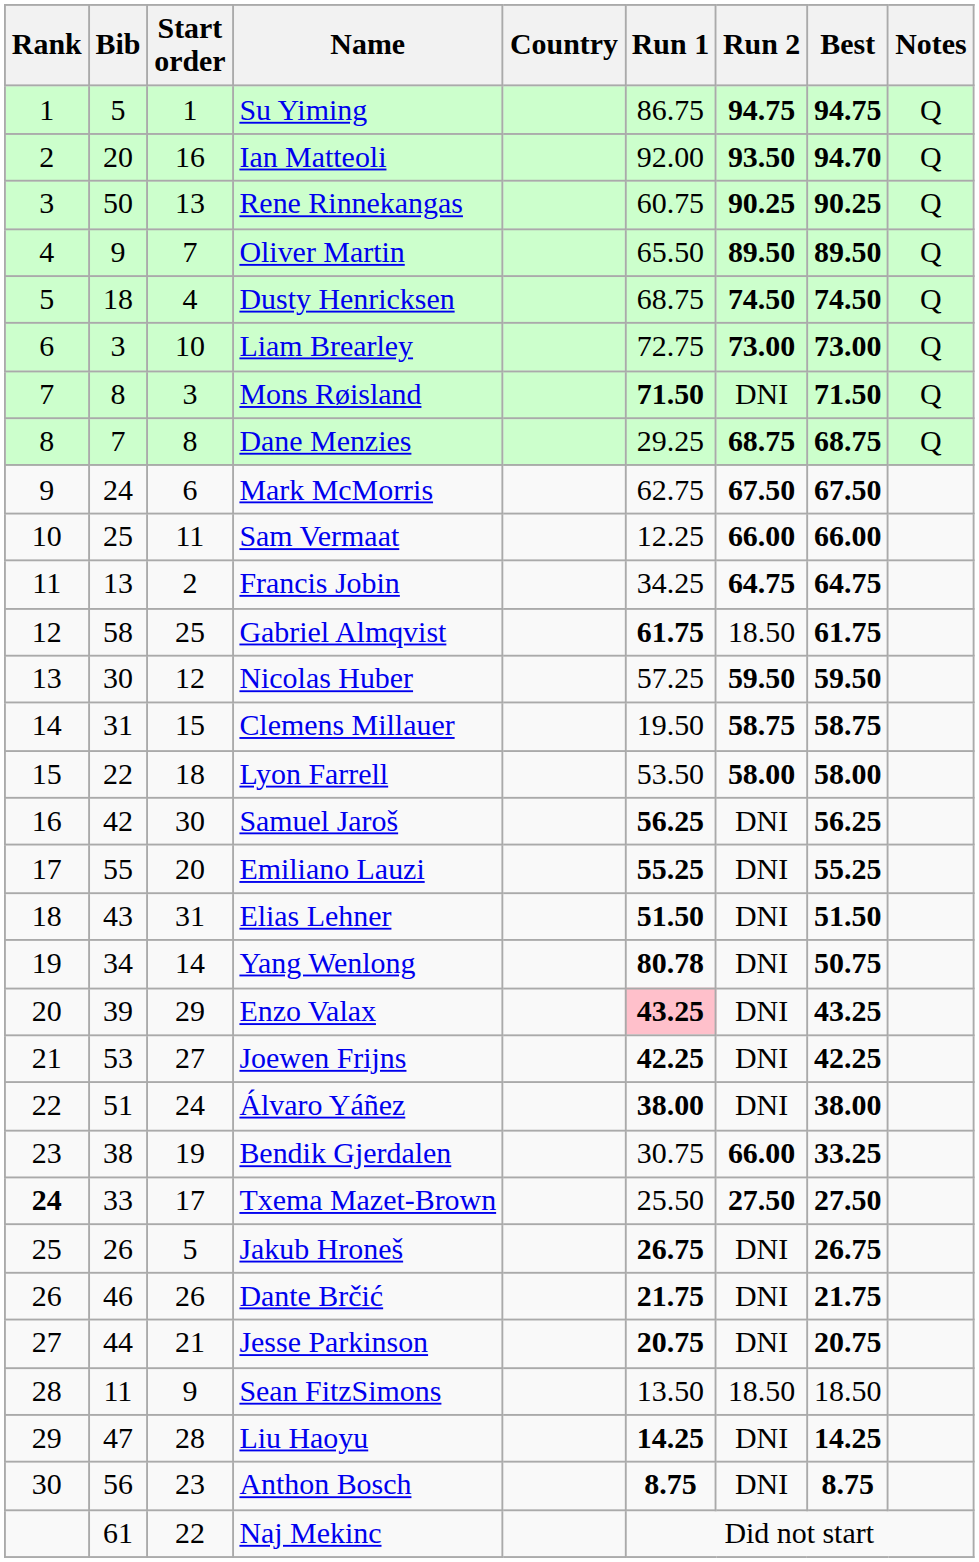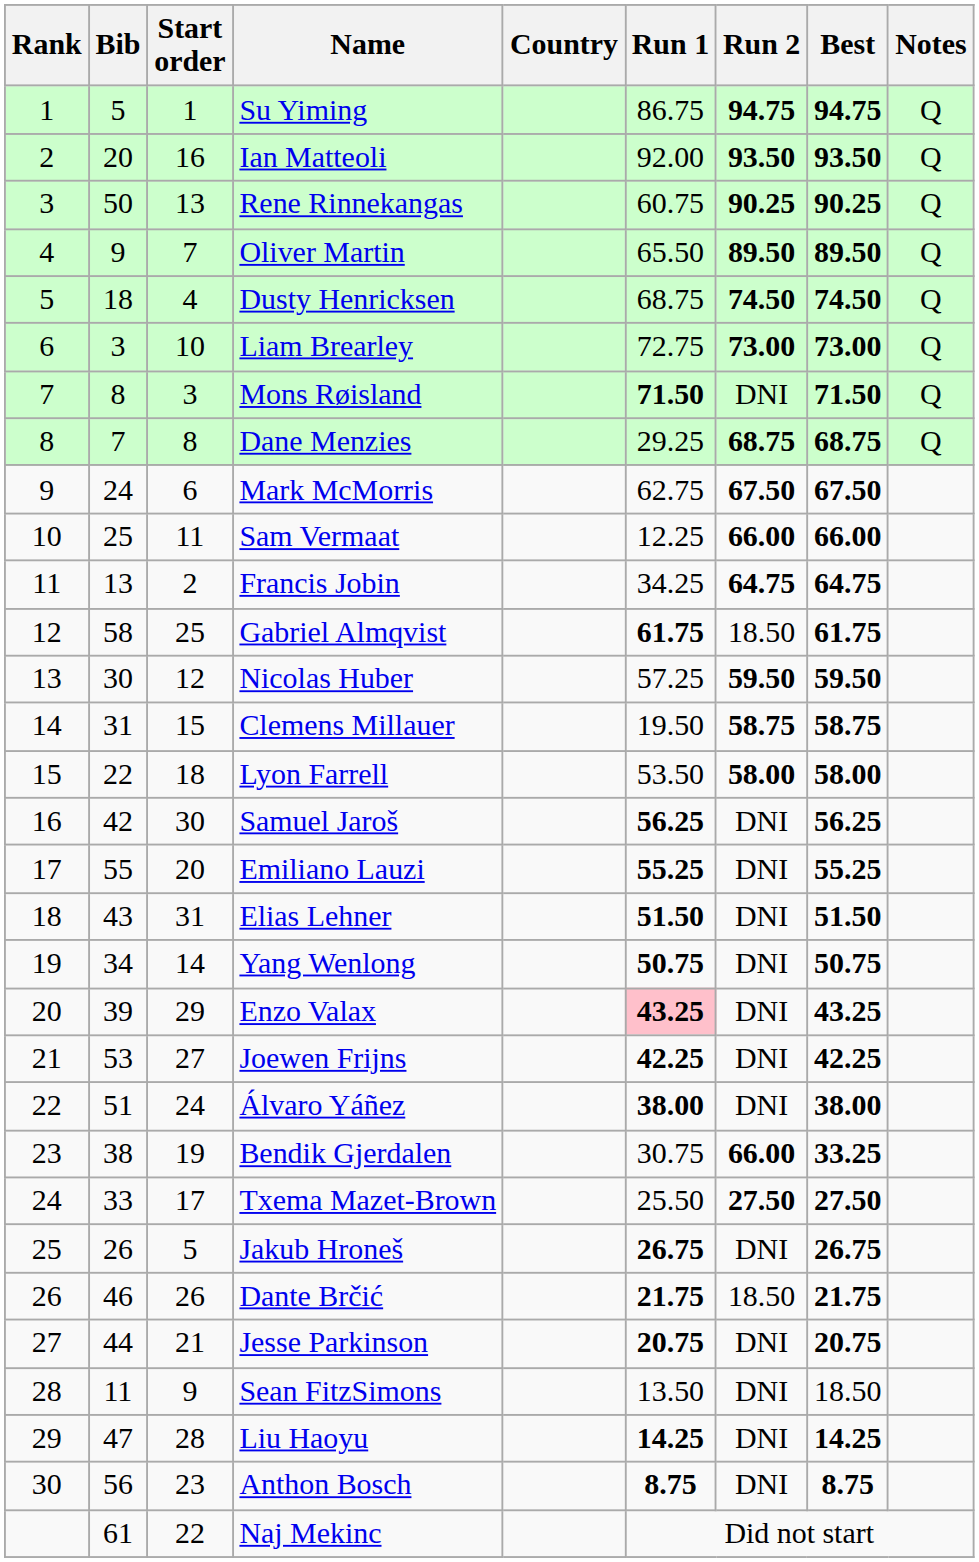(848, 156) 94.70 -> (848, 156) 93.50
(670, 963) 80.78 -> (670, 963) 50.75
(47, 1200) bold -> (47, 1200) normal
(762, 1295) DNI -> (762, 1295) 18.50
(762, 1390) 18.50 -> (762, 1390) DNI
